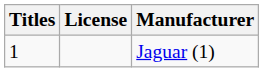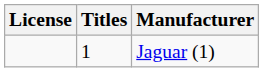columns swapped: (96, 19) <-> (32, 19)
